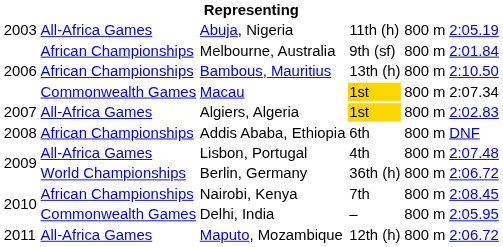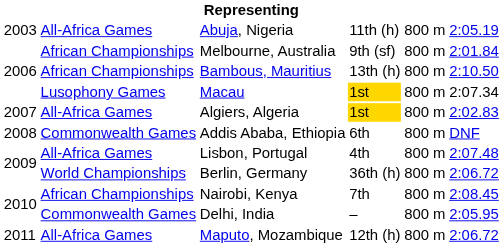(118, 92) Commonwealth Games -> (103, 92) Lusophony Games
(117, 132) African Championships -> (118, 132) Commonwealth Games
